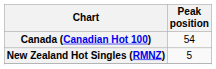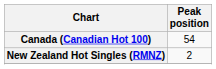(189, 55) 5 -> (189, 55) 2
